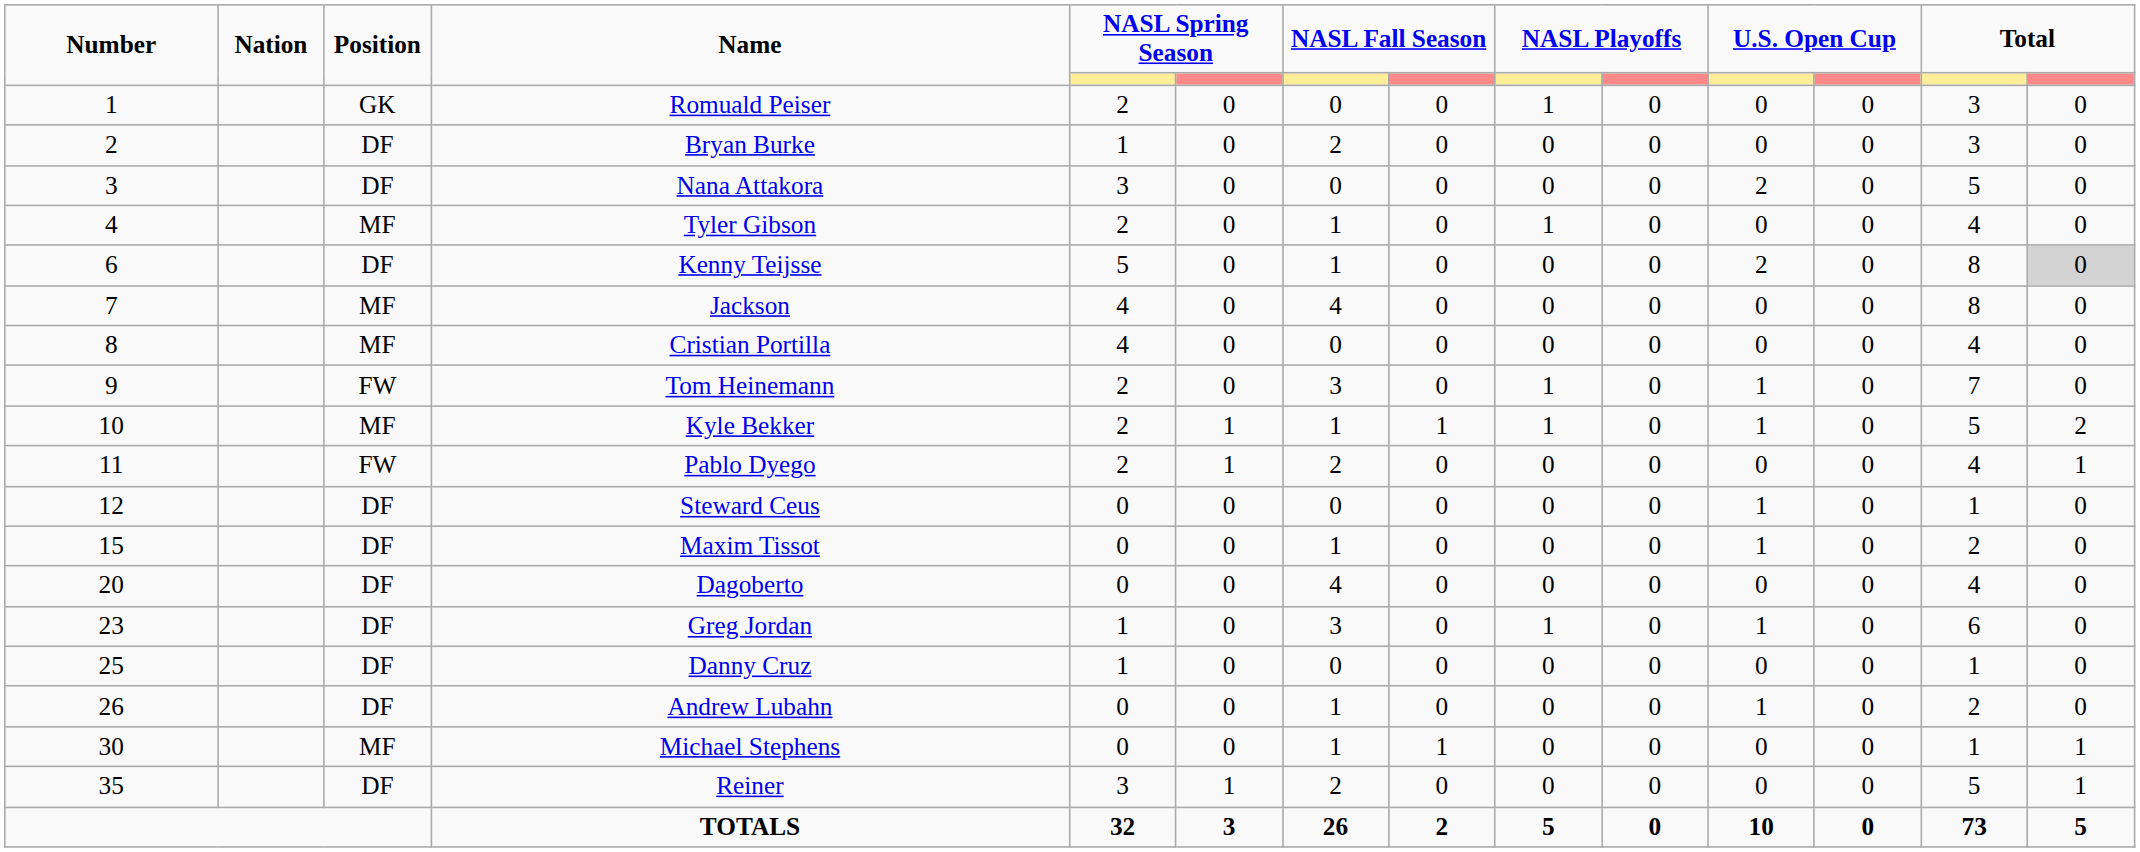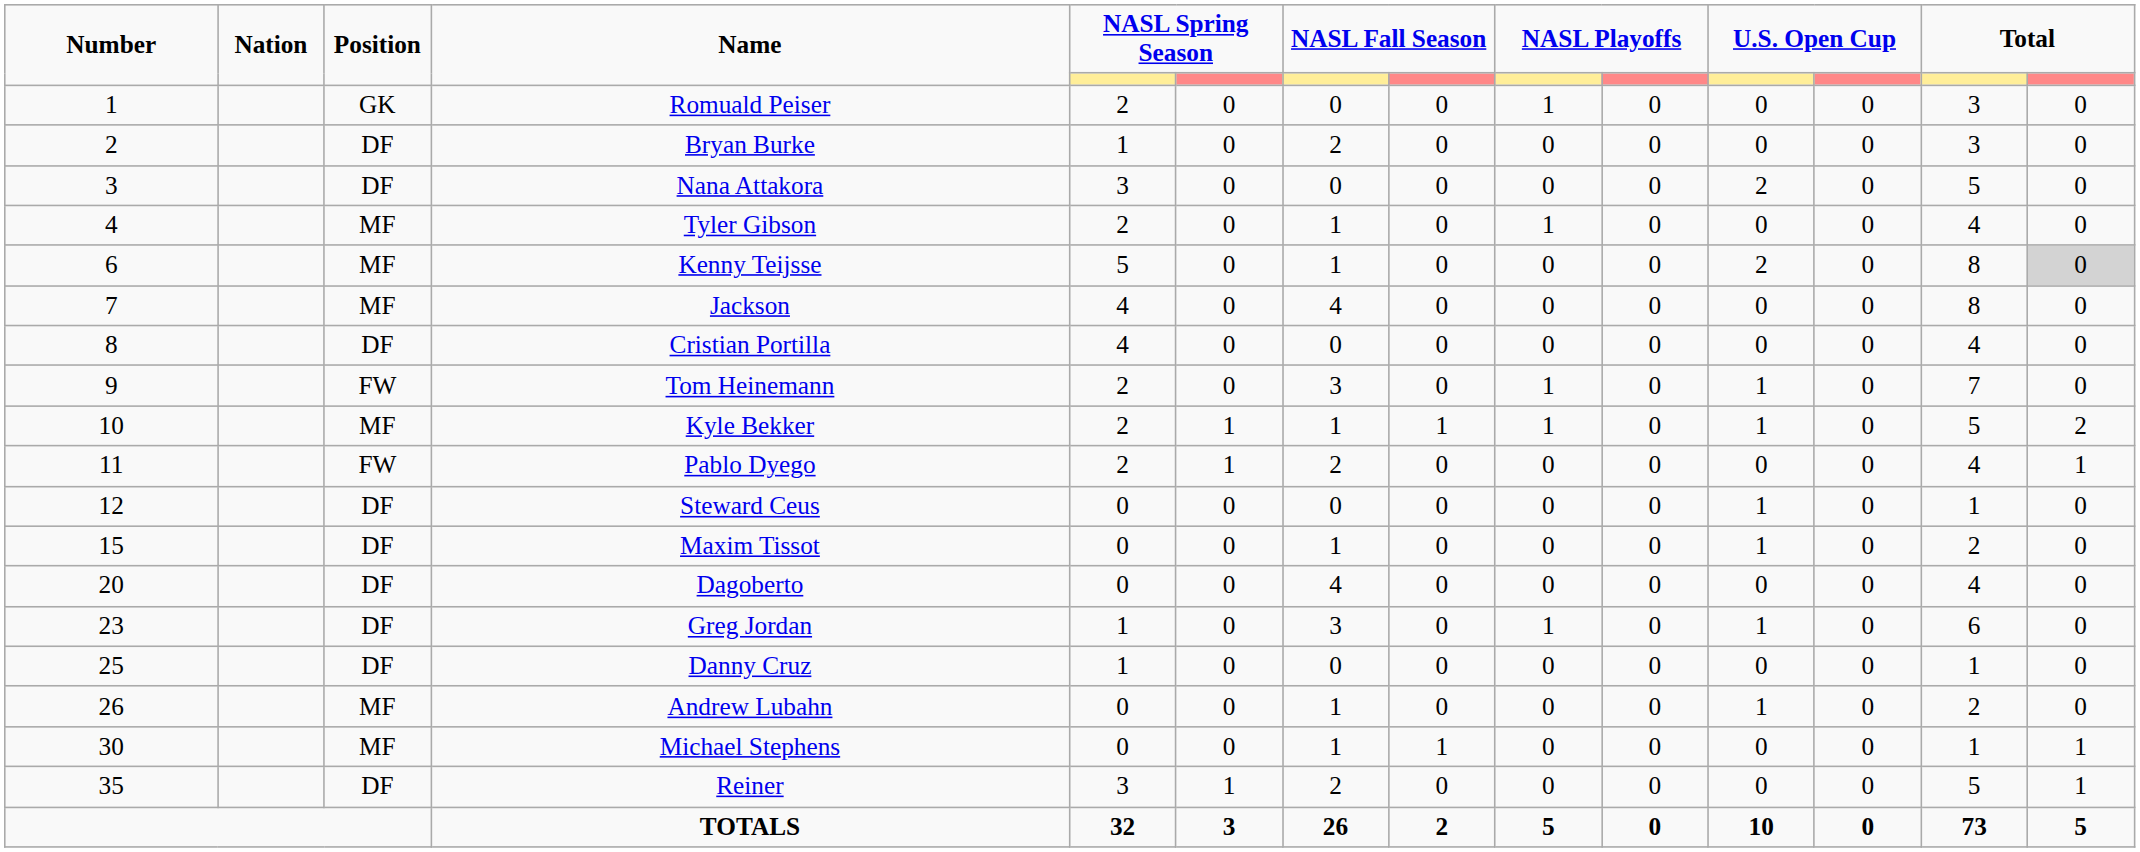(377, 265) DF -> (377, 265) MF
(377, 345) MF -> (377, 345) DF
(377, 706) DF -> (377, 706) MF
